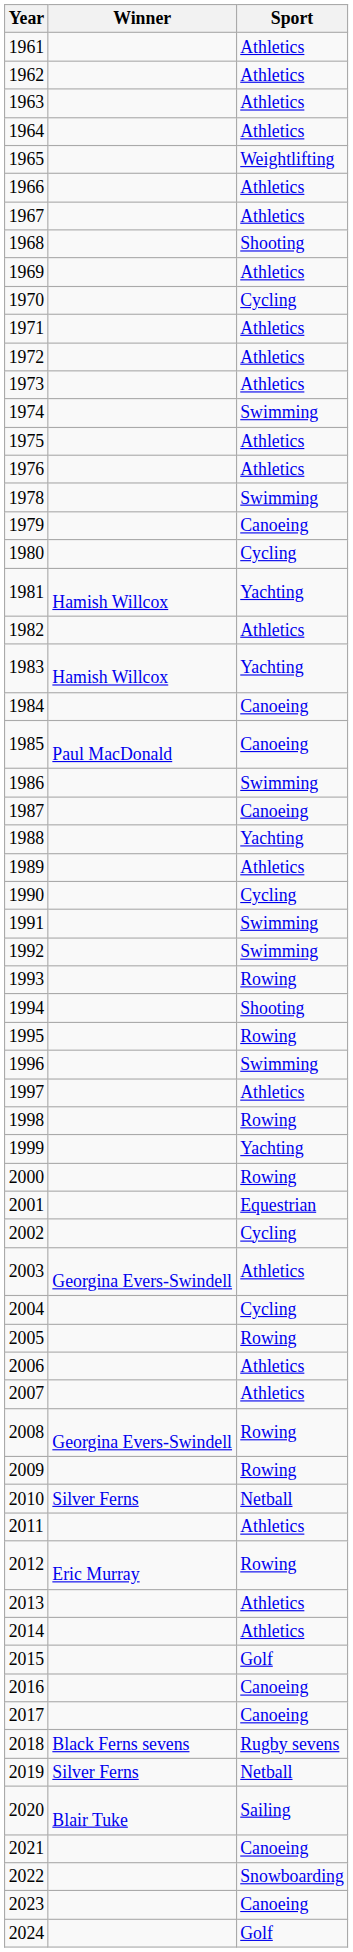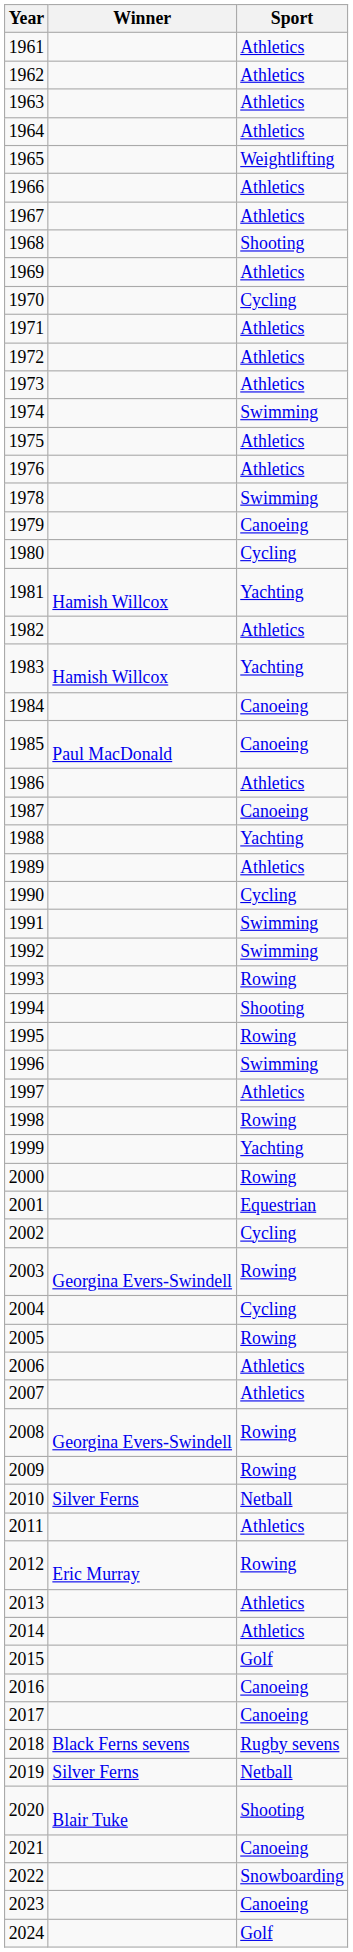(279, 782) Swimming -> (272, 782) Athletics
(272, 1271) Athletics -> (268, 1271) Rowing
(265, 1810) Sailing -> (272, 1810) Shooting
